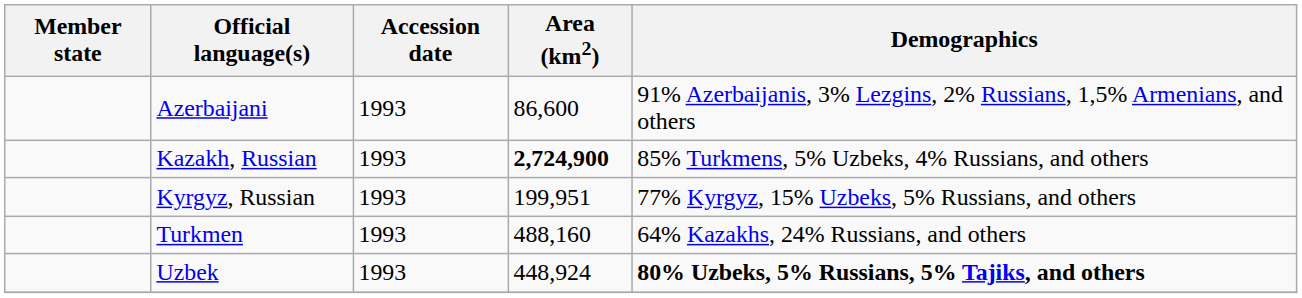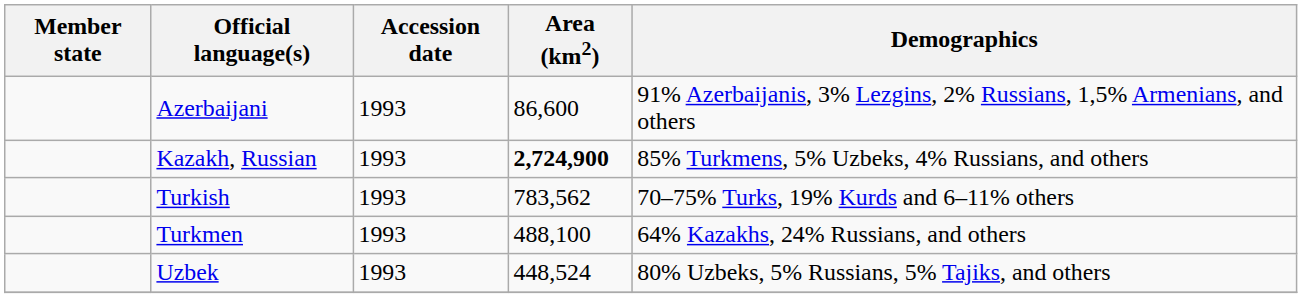- row: (236, 196)
+ row: (193, 196)
(552, 234) 488,160 -> (552, 234) 488,100
(552, 272) 448,924 -> (552, 272) 448,524
(891, 272) bold -> (874, 272) normal
